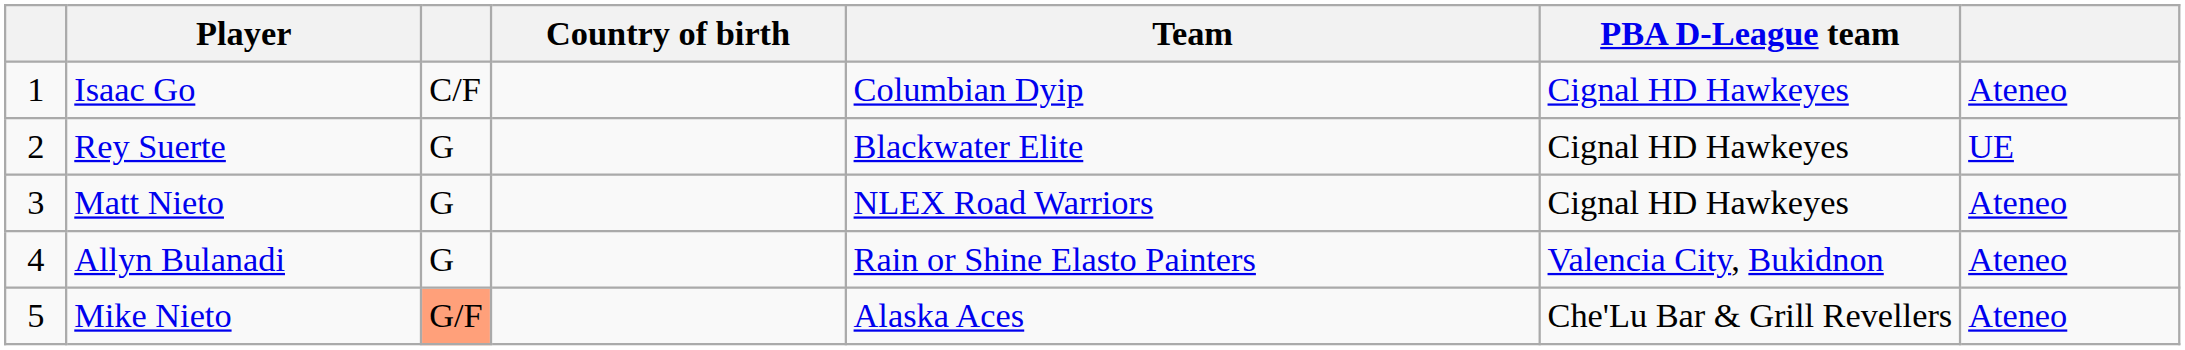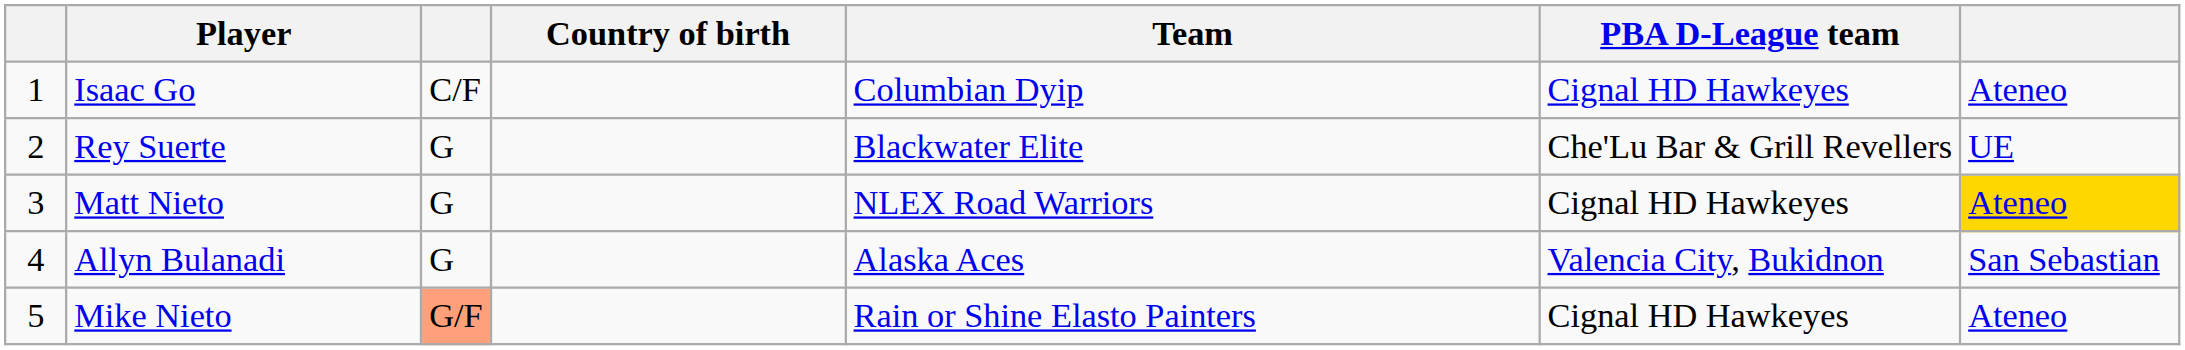(1698, 146) Cignal HD Hawkeyes -> (1750, 146) Che'Lu Bar & Grill Revellers
(2018, 202) no background -> (2018, 202) gold background
(1055, 259) Rain or Shine Elasto Painters -> (939, 259) Alaska Aces
(2018, 259) Ateneo -> (2064, 259) San Sebastian
(939, 316) Alaska Aces -> (1055, 316) Rain or Shine Elasto Painters
(1750, 316) Che'Lu Bar & Grill Revellers -> (1698, 316) Cignal HD Hawkeyes
